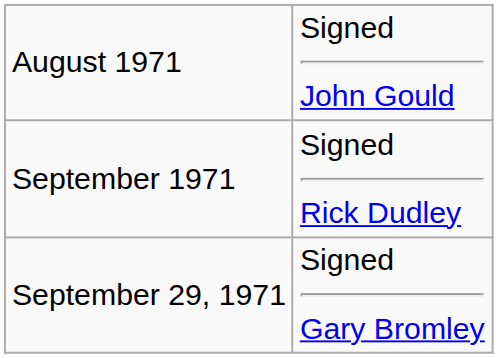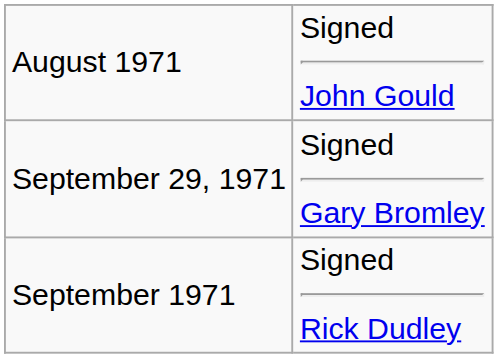rows swapped: (124, 178) <-> (149, 294)
